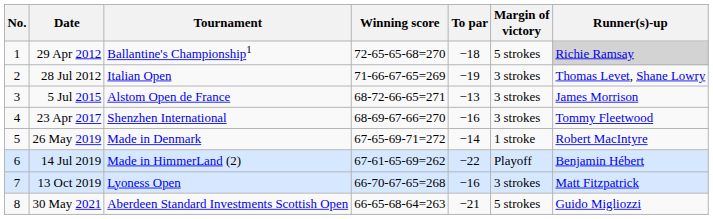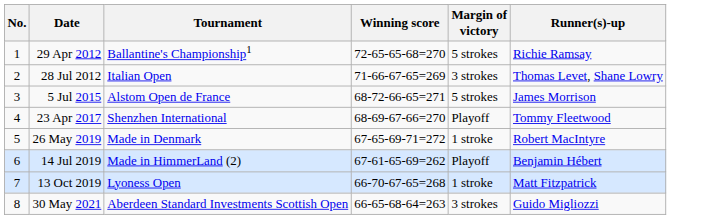- column: (470, 22)
(595, 53) lightgrey background -> (552, 53) no background
(517, 97) 3 strokes -> (475, 97) 5 strokes
(517, 118) 3 strokes -> (470, 118) Playoff
(517, 182) 3 strokes -> (472, 182) 1 stroke
(517, 203) 5 strokes -> (475, 203) 3 strokes
